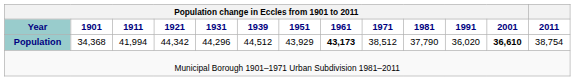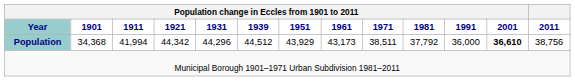(341, 42) bold -> (342, 42) normal
(383, 42) 38,512 -> (383, 42) 38,511
(424, 42) 37,790 -> (424, 42) 37,792
(466, 42) 36,020 -> (466, 42) 36,000
(549, 42) 38,754 -> (549, 42) 38,756
